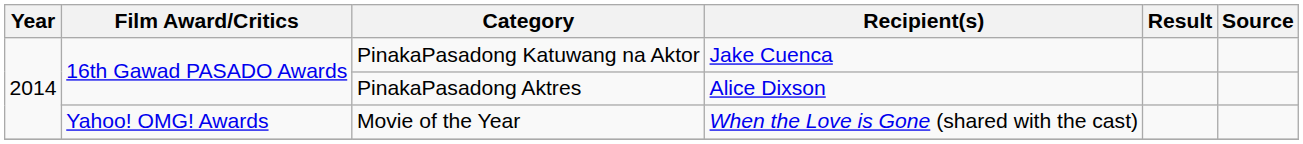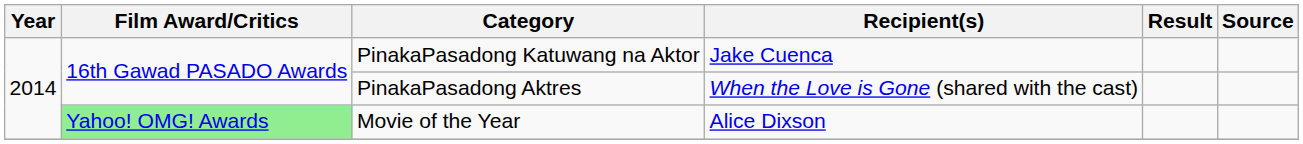(768, 88) Alice Dixson -> (924, 88) When the Love is Gone (shared with the cast)
(167, 121) no background -> (167, 121) lightgreen background
(924, 121) When the Love is Gone (shared with the cast) -> (768, 121) Alice Dixson
